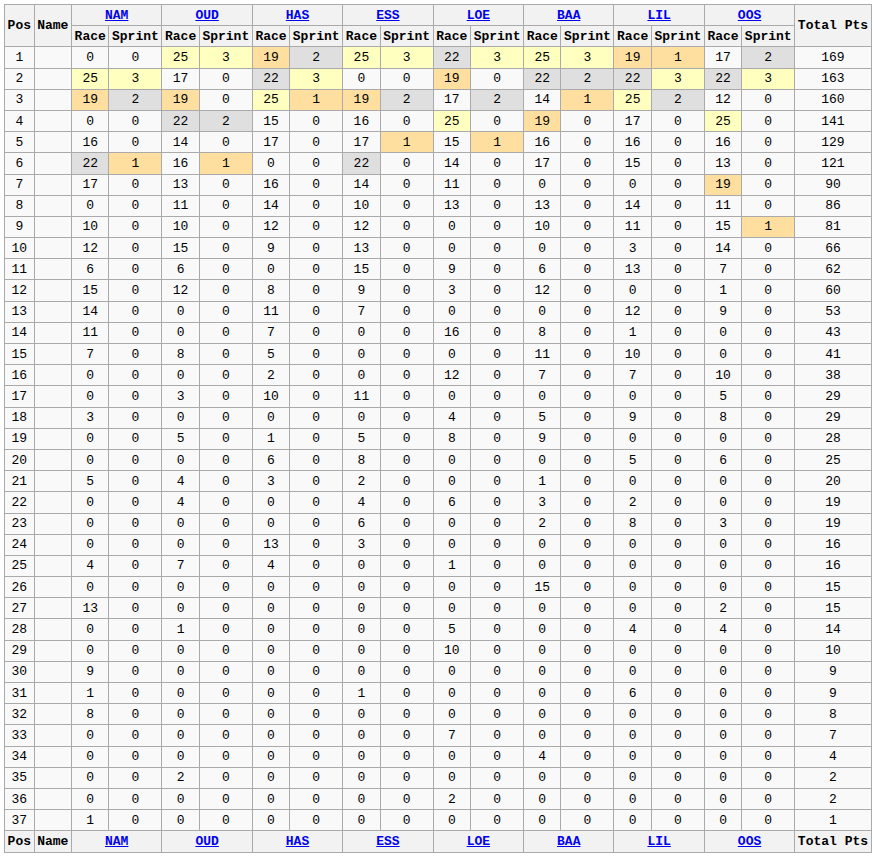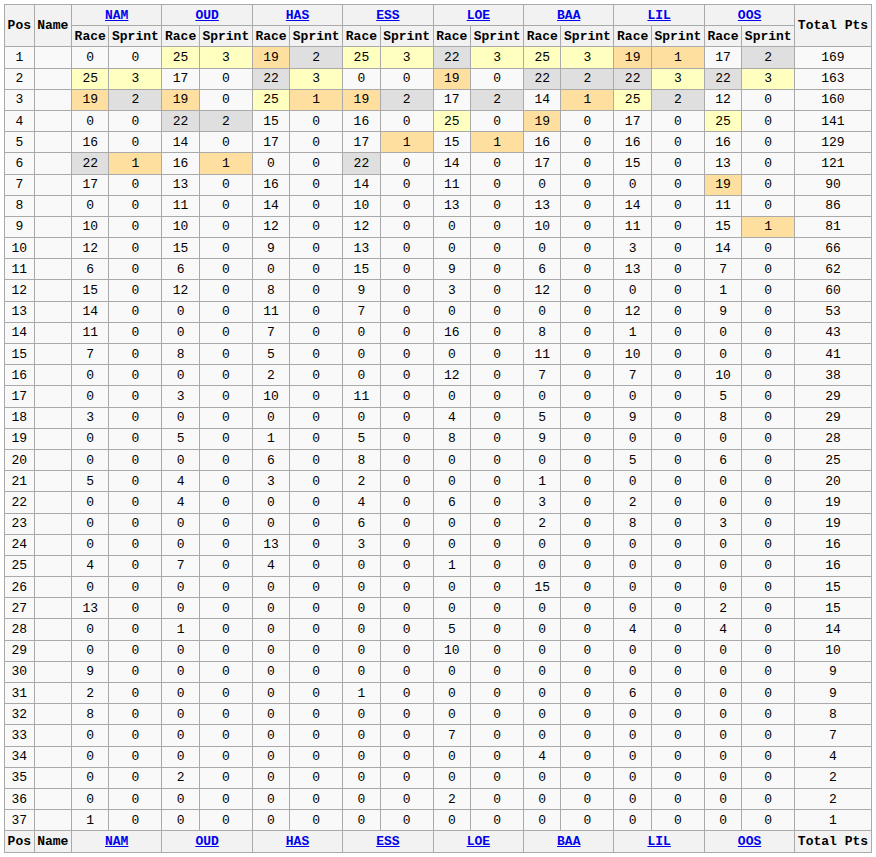(90, 693) 1 -> (90, 693) 2
